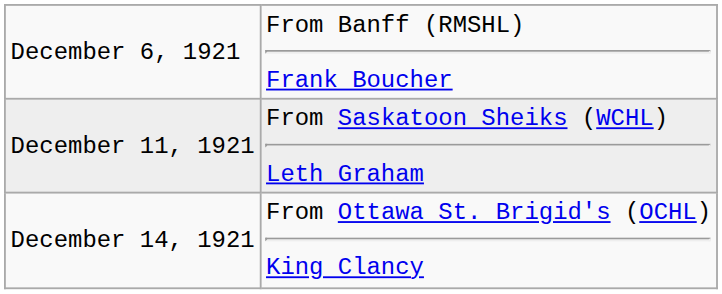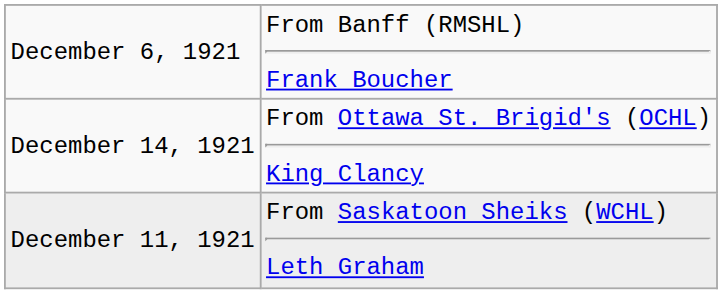rows swapped: (133, 146) <-> (133, 240)
